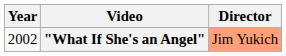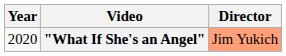(23, 39) 2002 -> (23, 39) 2020
